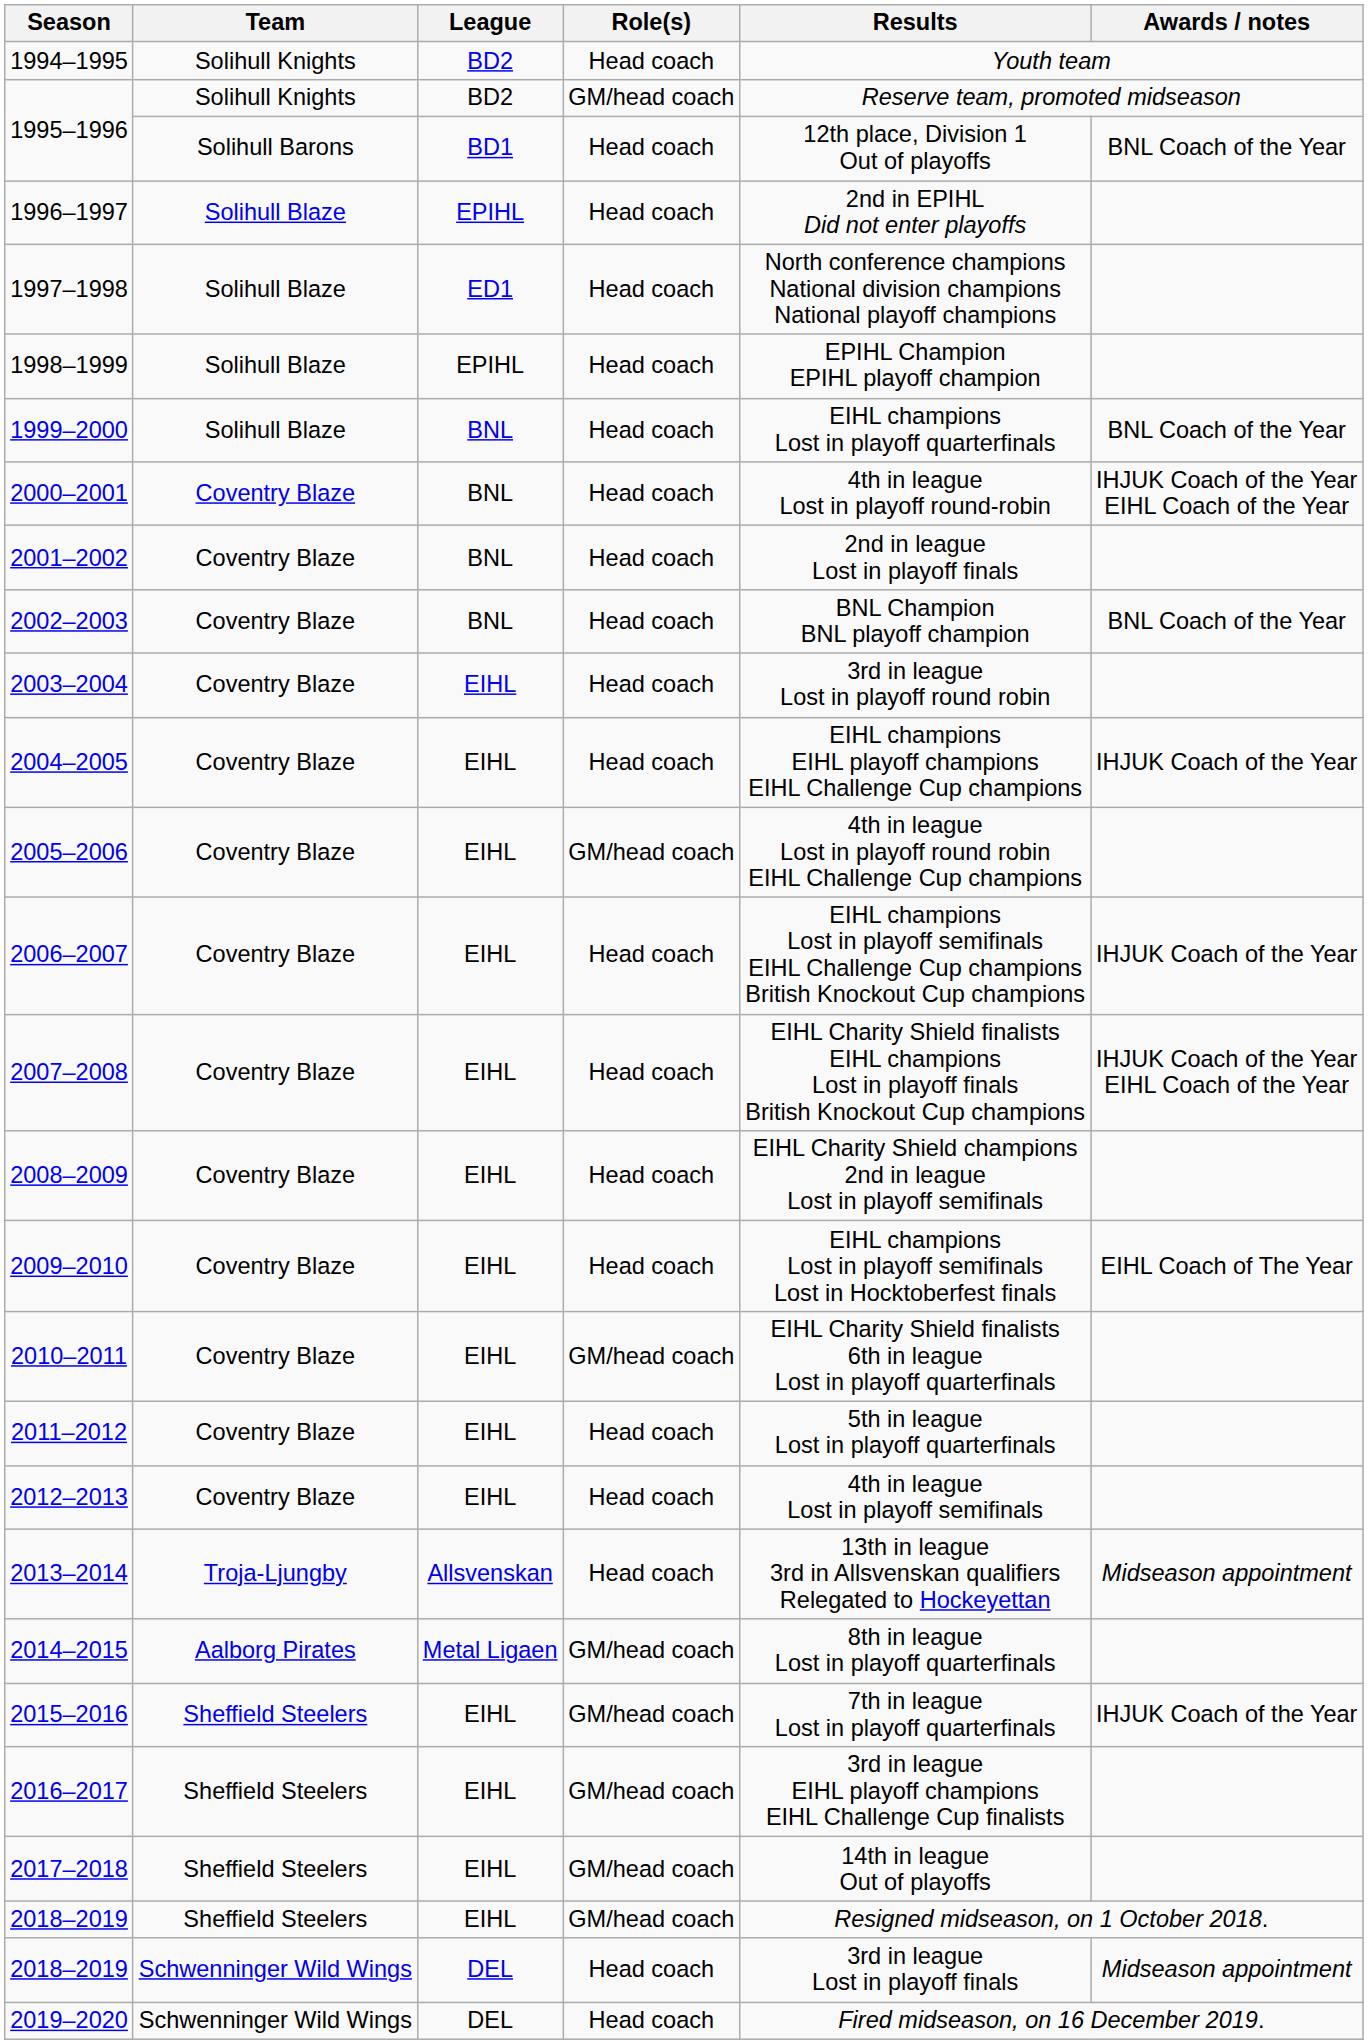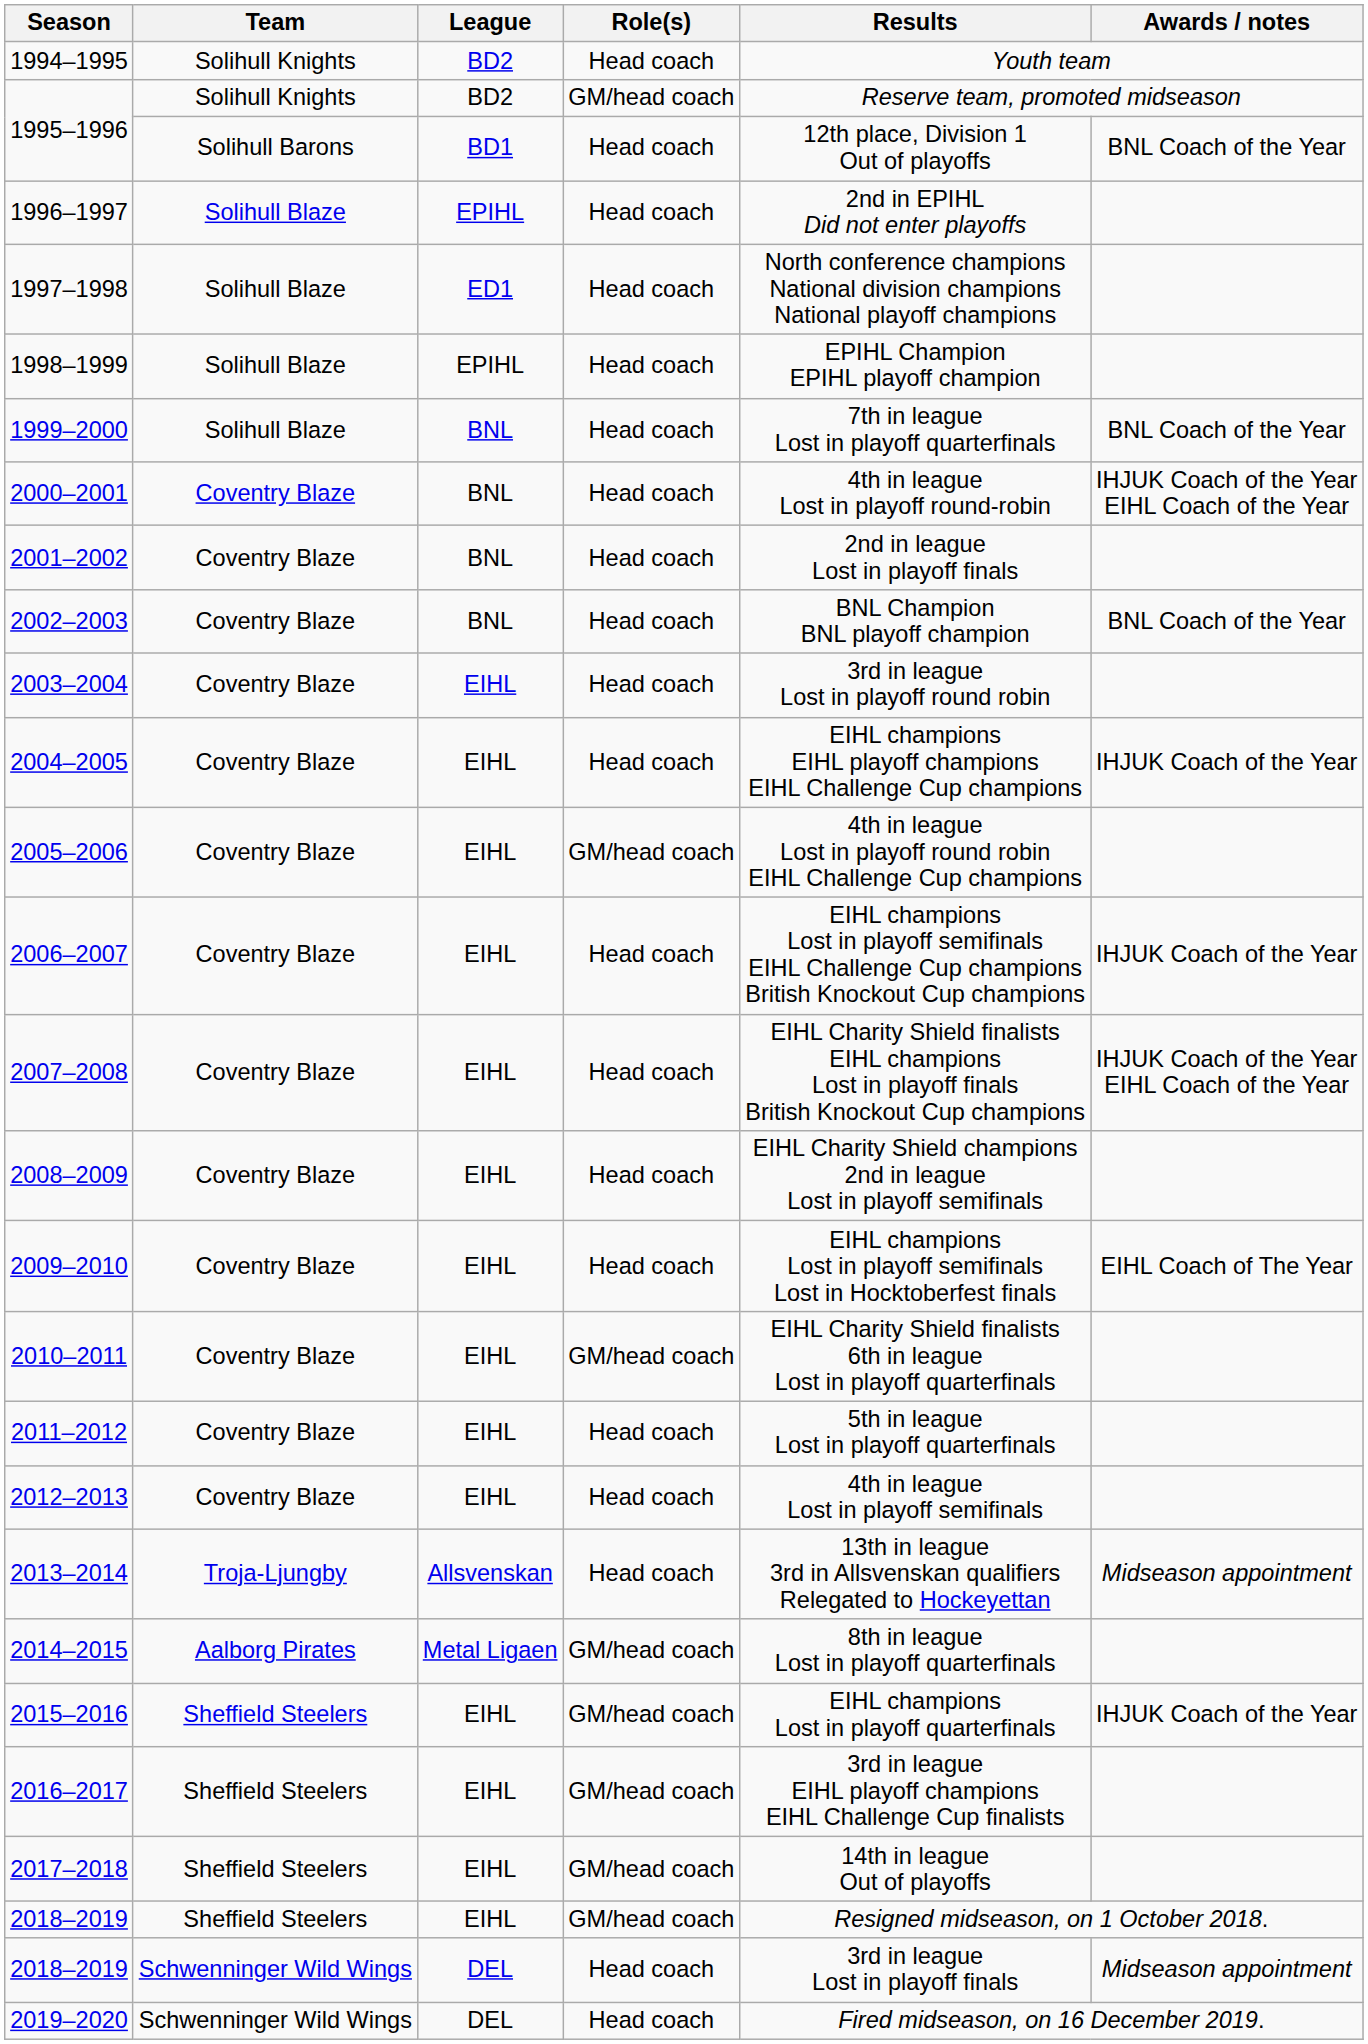(915, 429) EIHL champions Lost in playoff quarterfinals -> (915, 429) 7th in league Lost in playoff quarterfinals
(915, 1714) 7th in league Lost in playoff quarterfinals -> (915, 1714) EIHL champions Lost in playoff quarterfinals
